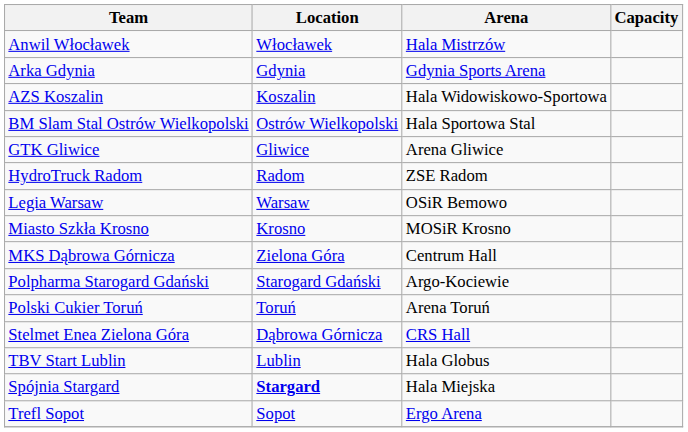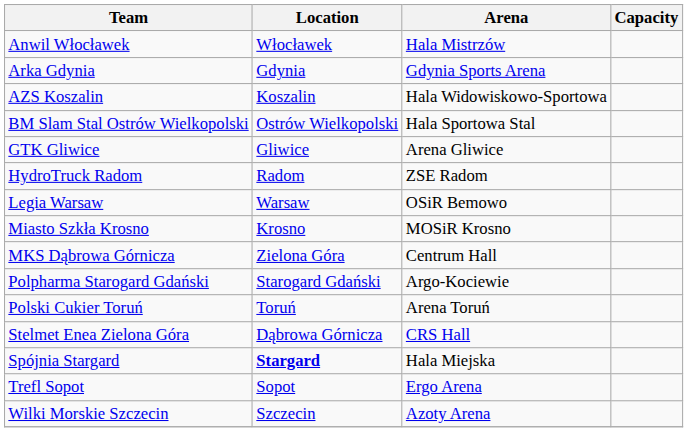- row: (67, 360)
+ row: (88, 413)
